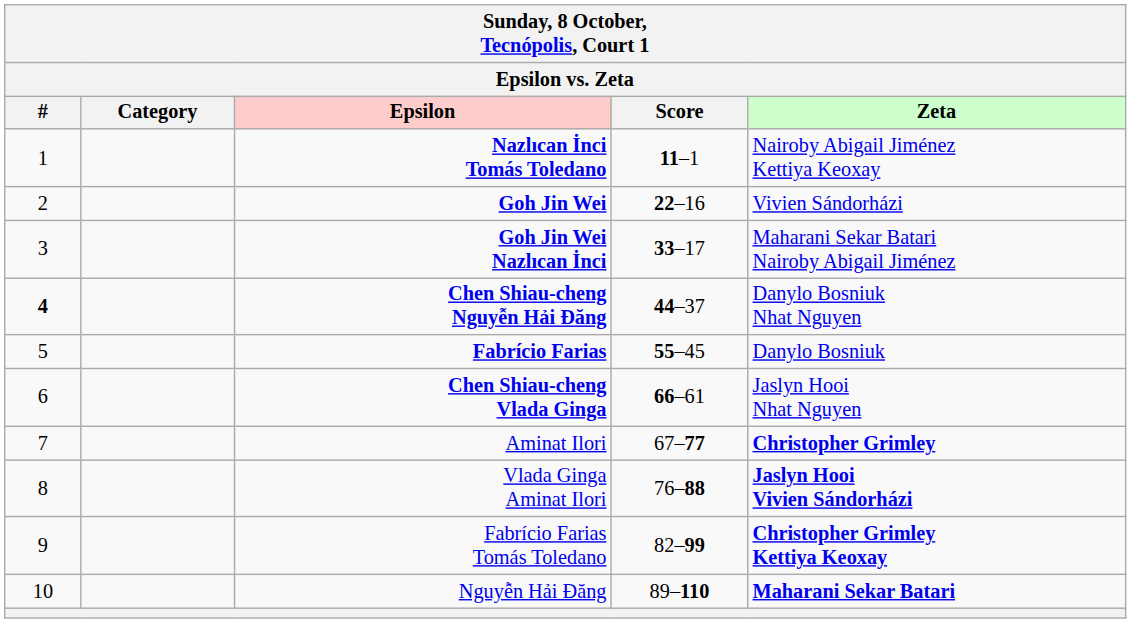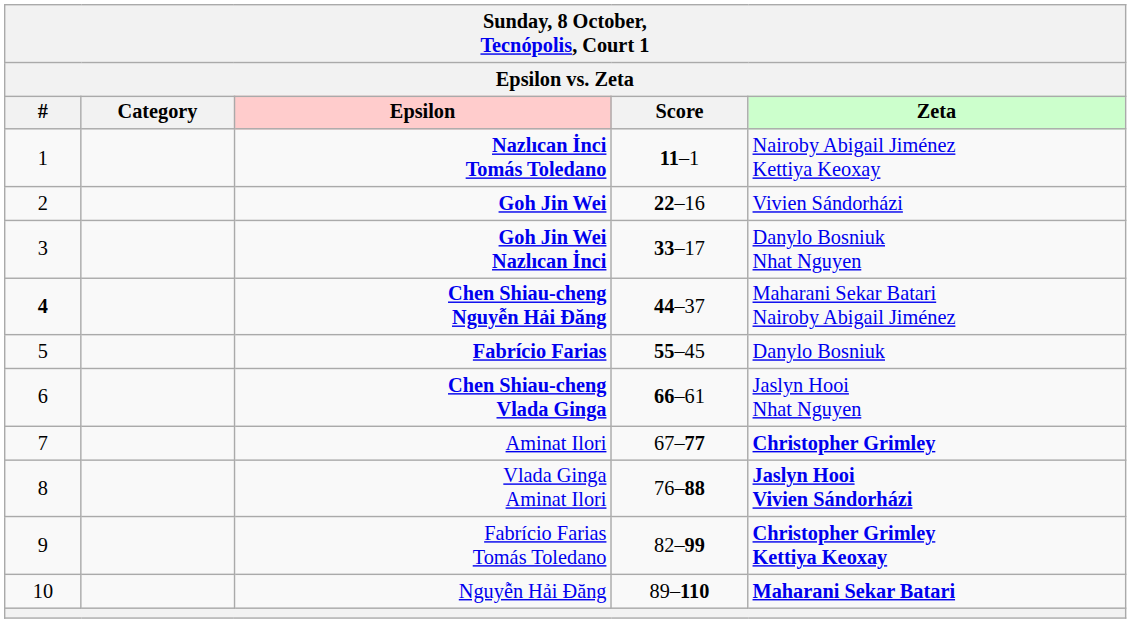(854, 248) Maharani Sekar Batari Nairoby Abigail Jiménez -> (819, 248) Danylo Bosniuk Nhat Nguyen
(819, 306) Danylo Bosniuk Nhat Nguyen -> (854, 306) Maharani Sekar Batari Nairoby Abigail Jiménez
